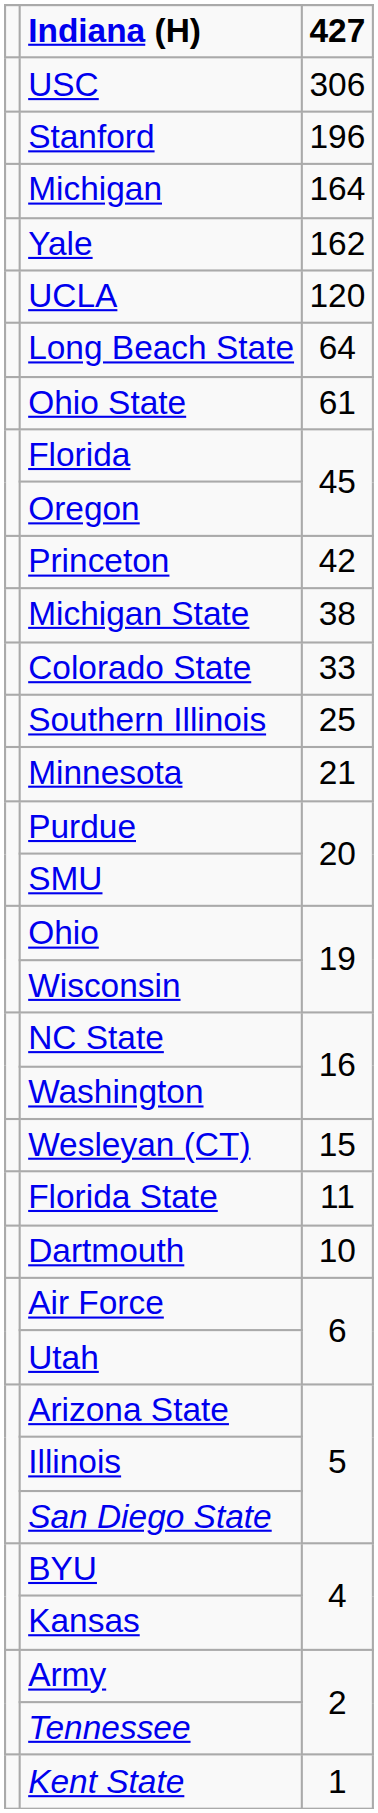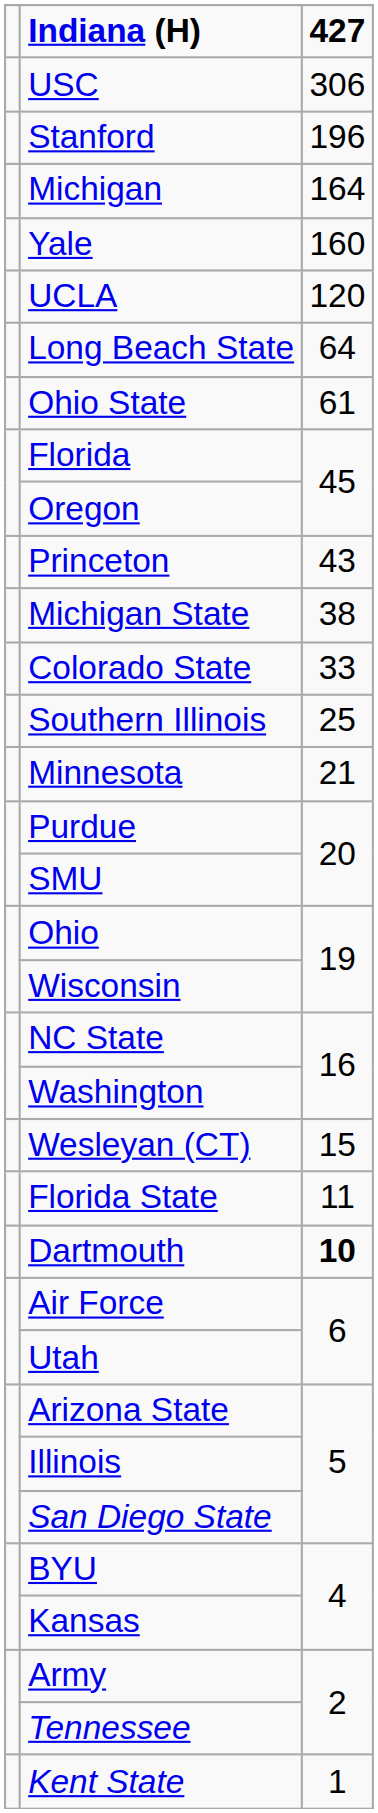(337, 243) 162 -> (337, 243) 160
(337, 561) 42 -> (337, 561) 43
(337, 1250) normal -> (337, 1250) bold
